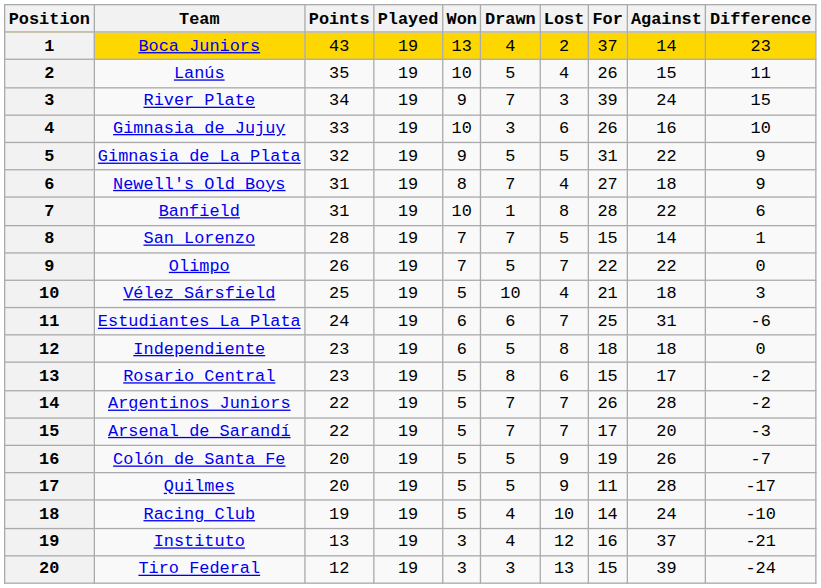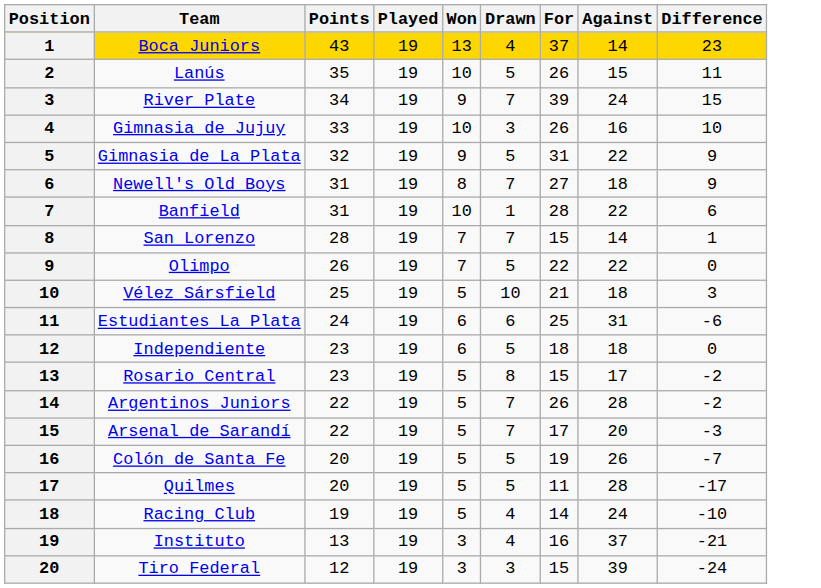- column: (564, 18)
